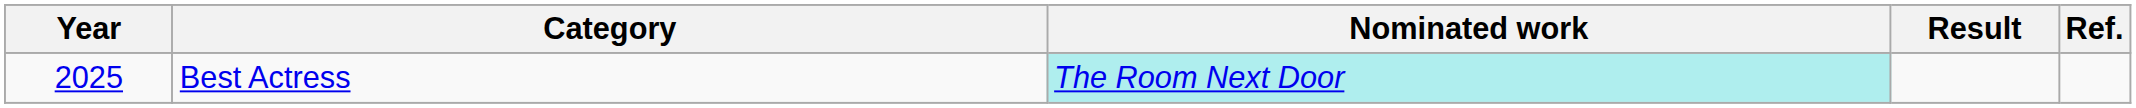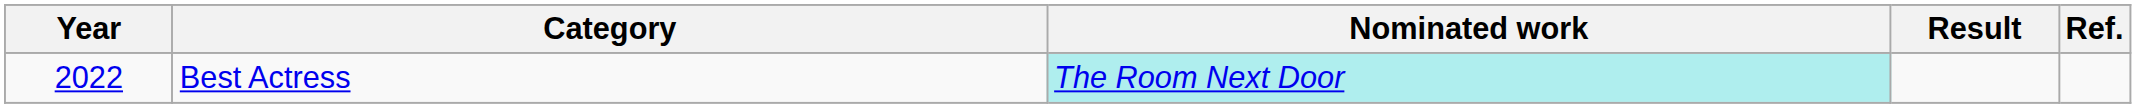(89, 77) 2025 -> (89, 77) 2022
